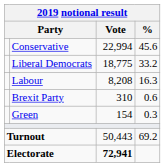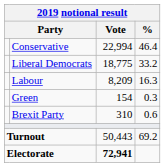(148, 47) 45.6 -> (148, 47) 46.4
(120, 81) 8,208 -> (120, 81) 8,209
rows swapped: (38, 98) <-> (25, 115)
